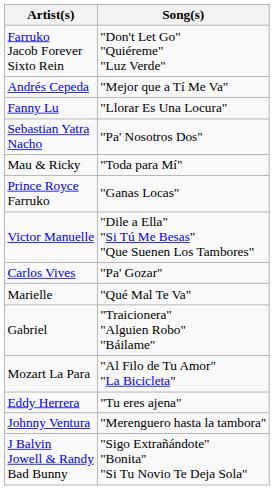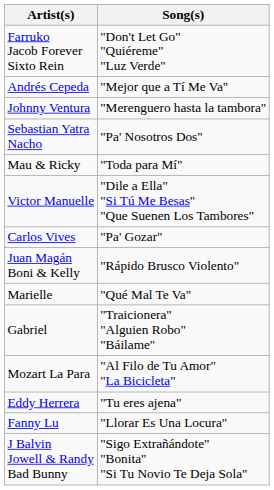rows swapped: (33, 108) <-> (49, 423)
- row: (43, 193)
+ row: (44, 265)
